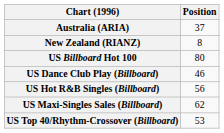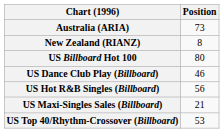(200, 27) 37 -> (200, 27) 73
(200, 105) 62 -> (200, 105) 21
